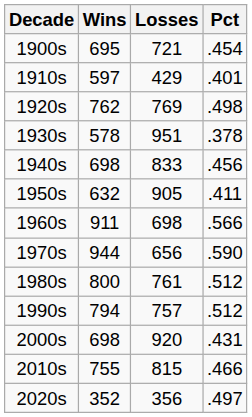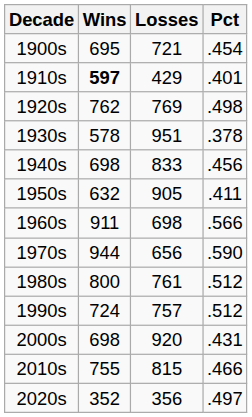(105, 78) normal -> (105, 78) bold
(105, 311) 794 -> (105, 311) 724
